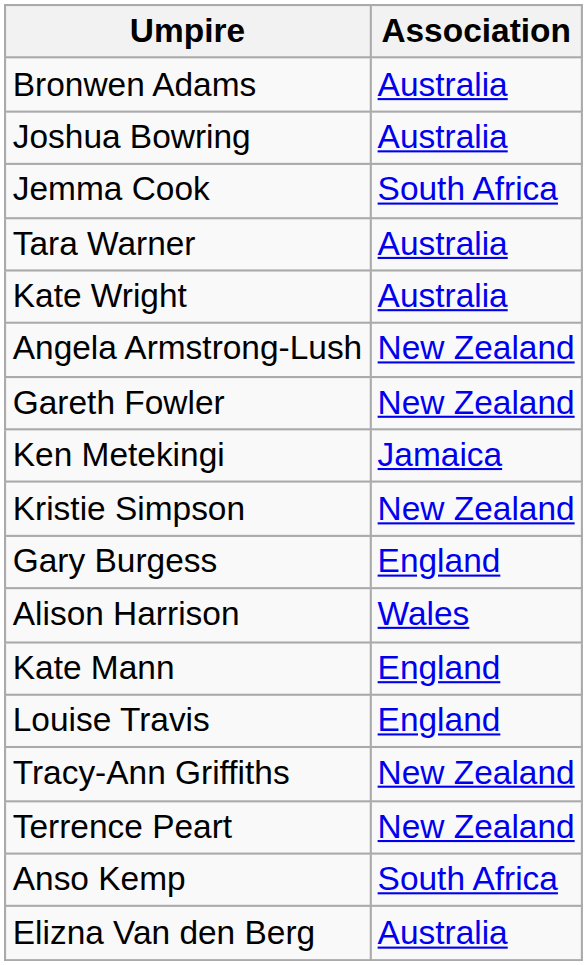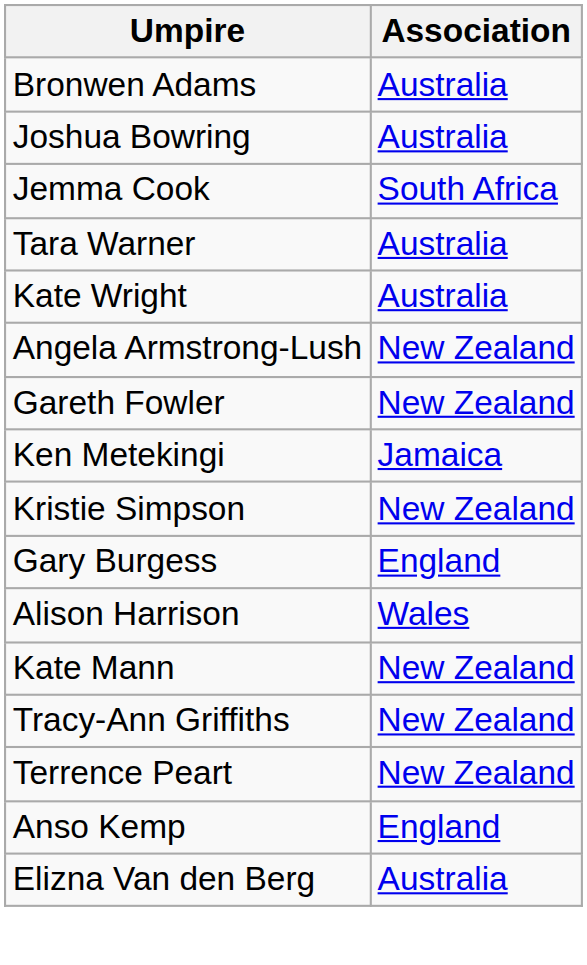(439, 667) England -> (476, 667) New Zealand
- row: (111, 720)
(468, 879) South Africa -> (439, 826) England
